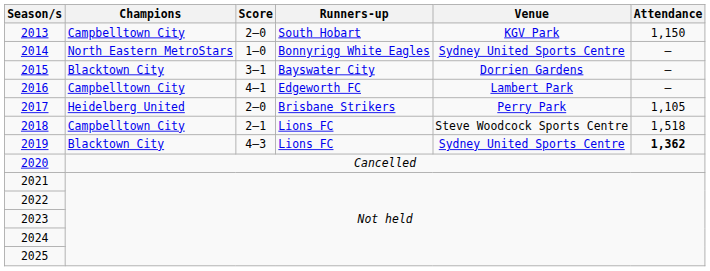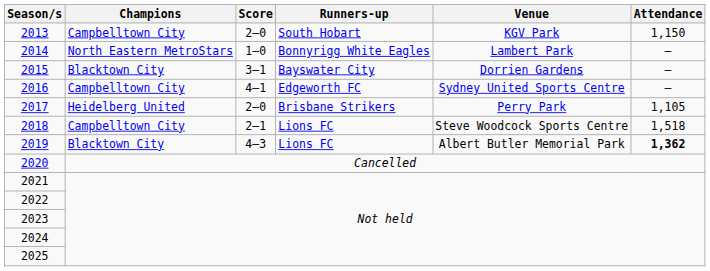(532, 51) Sydney United Sports Centre -> (532, 51) Lambert Park
(532, 88) Lambert Park -> (532, 88) Sydney United Sports Centre
(532, 144) Sydney United Sports Centre -> (532, 144) Albert Butler Memorial Park
